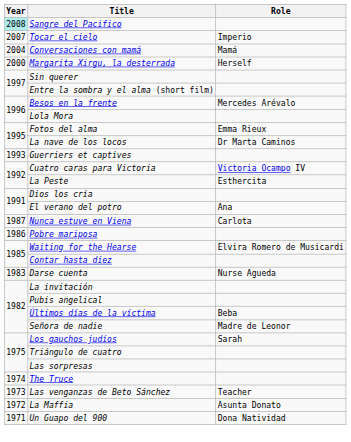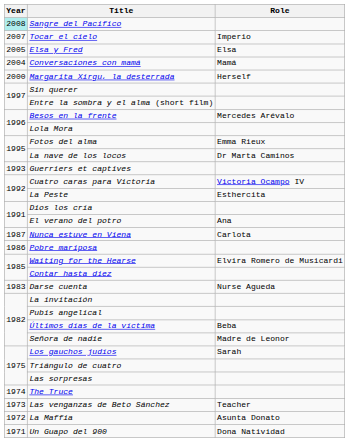+ row: (56, 50)
